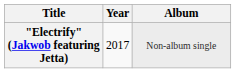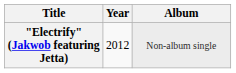(118, 45) 2017 -> (118, 45) 2012
